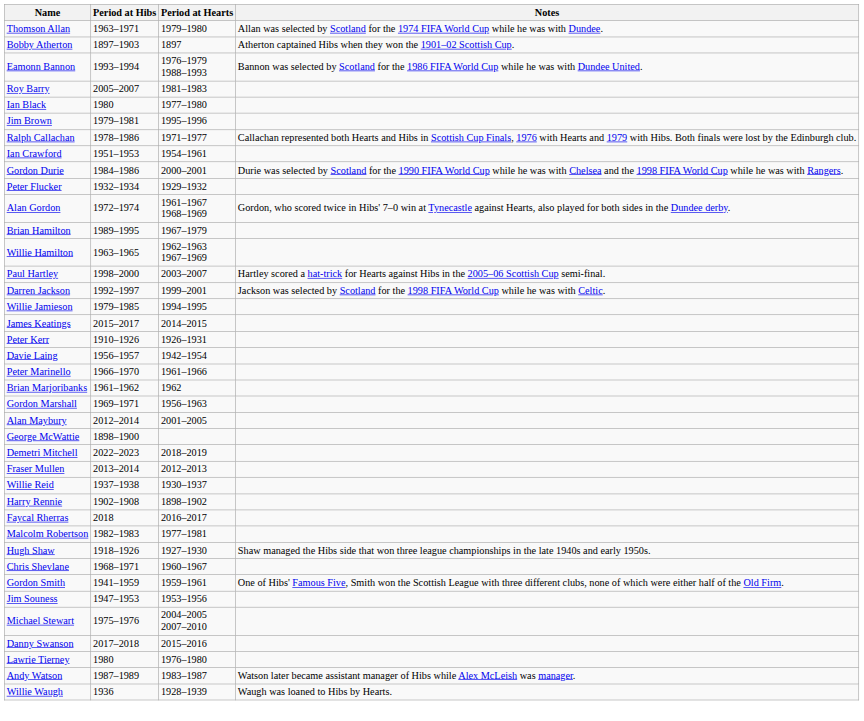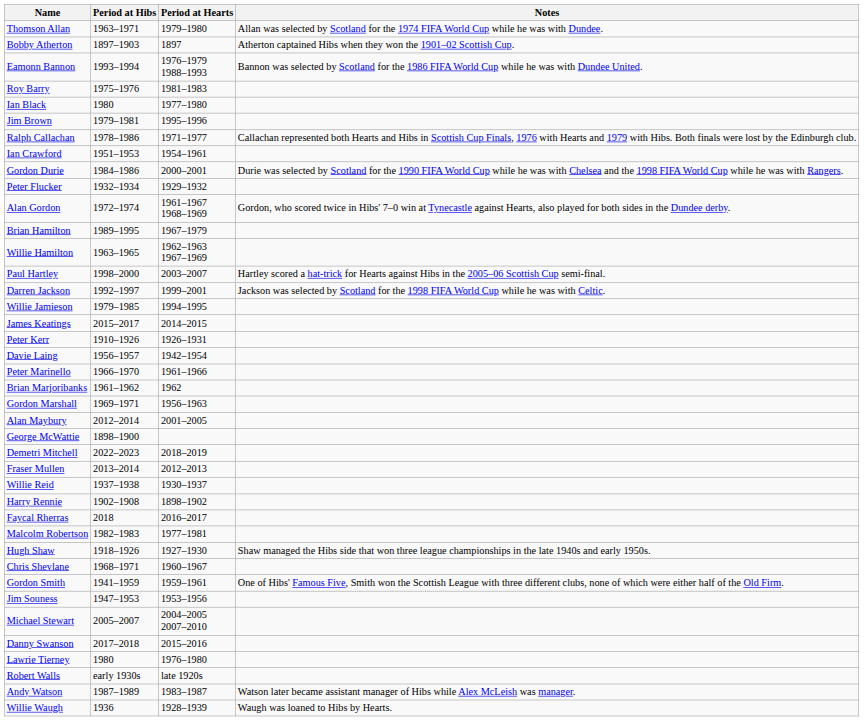(116, 89) 2005–2007 -> (116, 89) 1975–1976
(116, 621) 1975–1976 -> (116, 621) 2005–2007
+ row: (33, 675)
